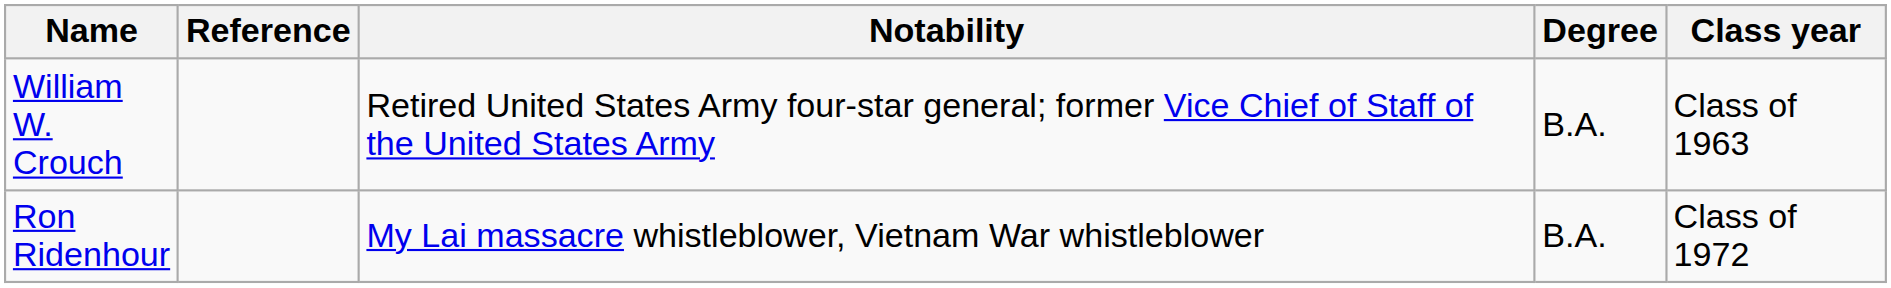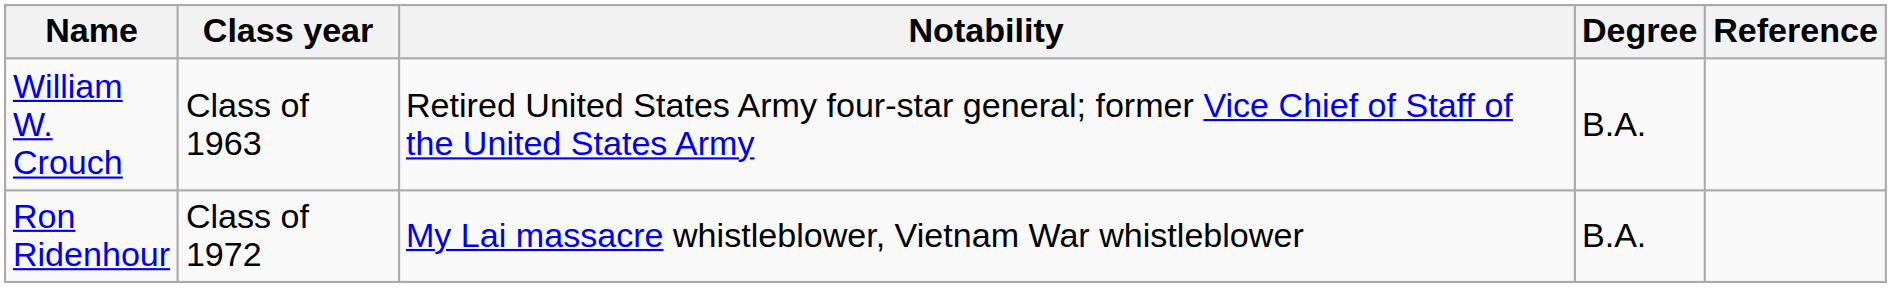columns swapped: (1776, 31) <-> (268, 31)
